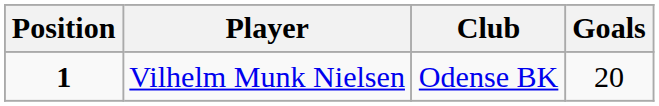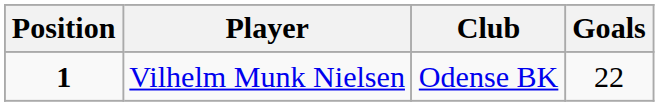(609, 76) 20 -> (609, 76) 22
